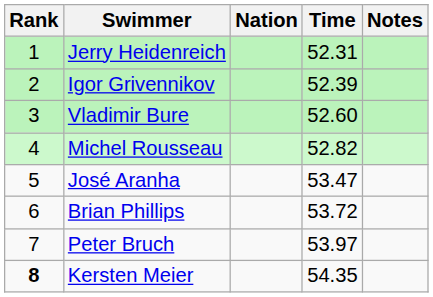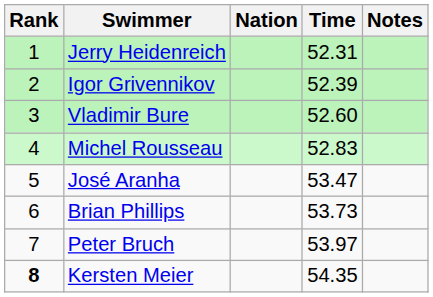(332, 148) 52.82 -> (332, 148) 52.83
(332, 212) 53.72 -> (332, 212) 53.73
